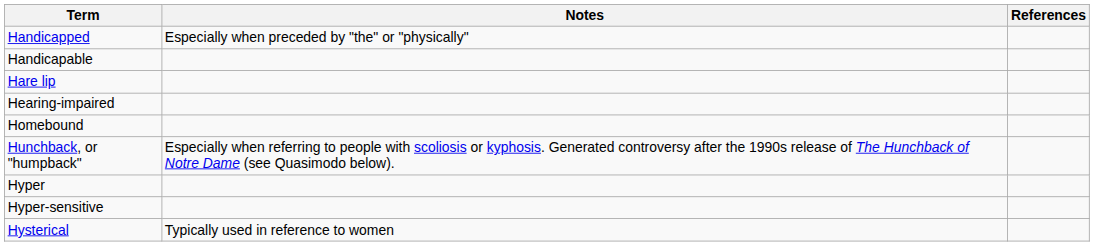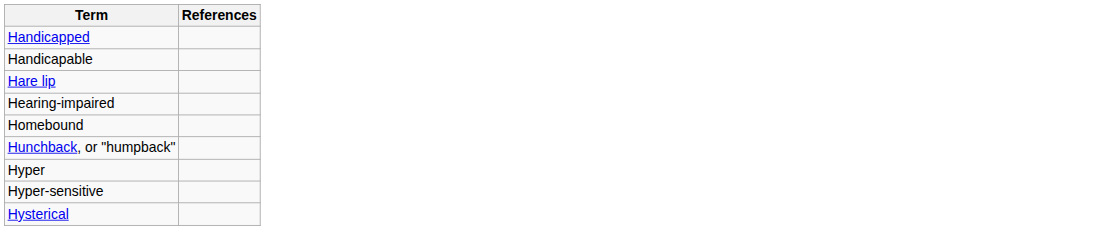- column: (585, 15)
